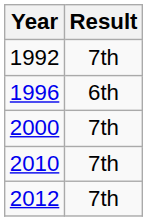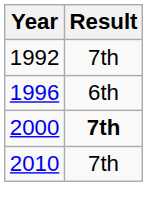(104, 127) normal -> (104, 127) bold
- row: (35, 198)
